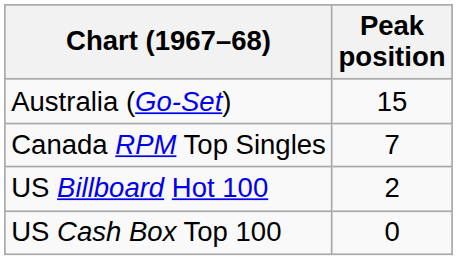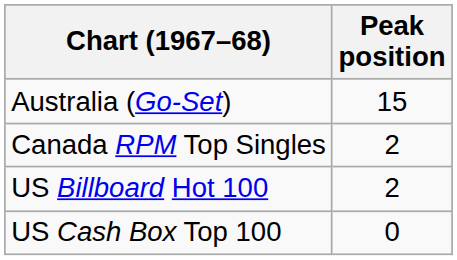(392, 144) 7 -> (392, 144) 2
